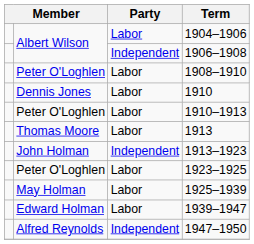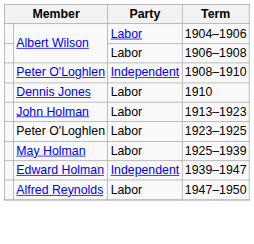(145, 53) Independent -> (126, 53) Labor
(126, 72) Labor -> (145, 72) Independent
- row: (216, 111)
- row: (199, 131)
(145, 151) Independent -> (126, 111) Labor
(126, 209) Labor -> (145, 170) Independent
(145, 229) Independent -> (126, 190) Labor
